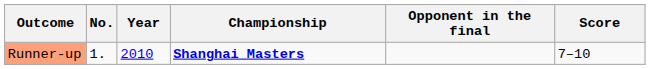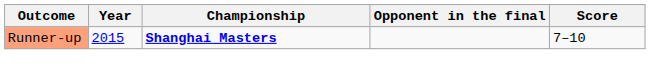- column: (102, 24)
(137, 54) 2010 -> (108, 38) 2015
